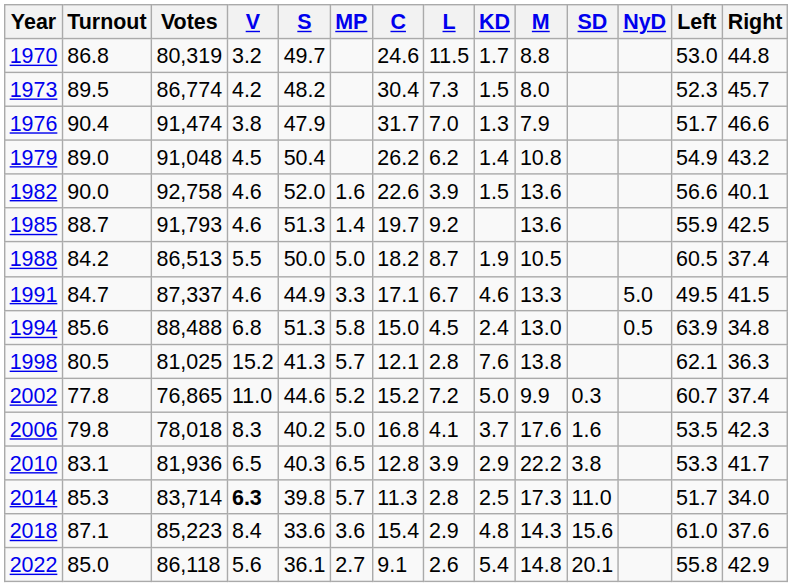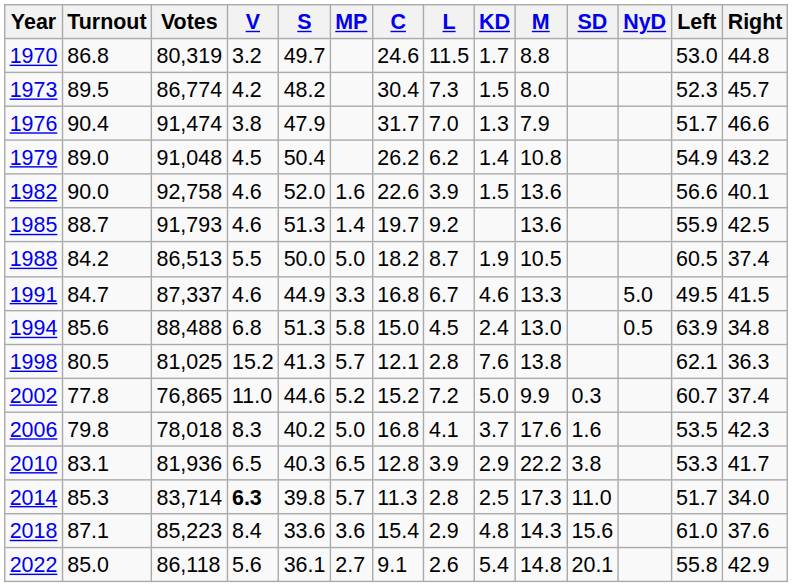(398, 293) 17.1 -> (398, 293) 16.8
